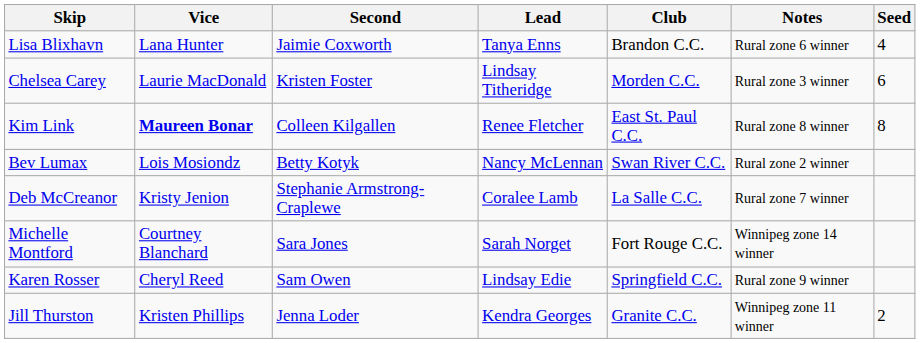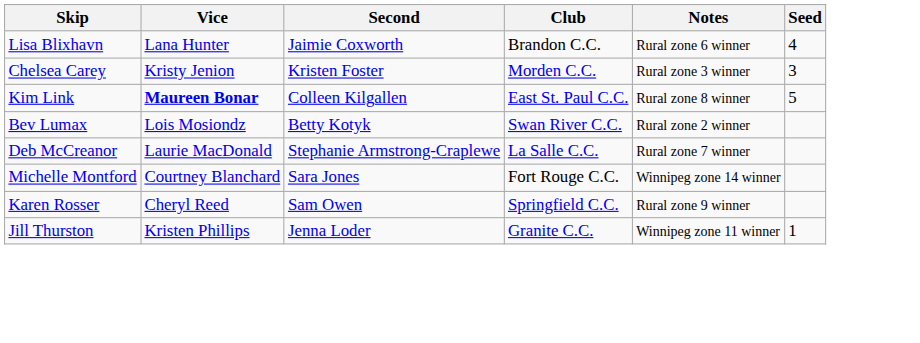- column: (543, 17)
(203, 80) Laurie MacDonald -> (189, 71) Kristy Jenion
(882, 80) 6 -> (793, 71) 3
(882, 126) 8 -> (793, 97) 5
(184, 198) Kristy Jenion -> (208, 151) Laurie MacDonald
(882, 316) 2 -> (793, 230) 1
